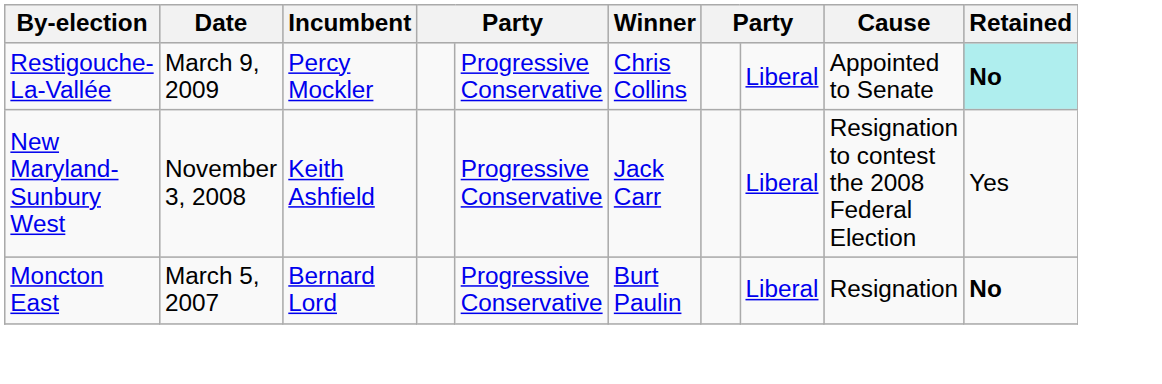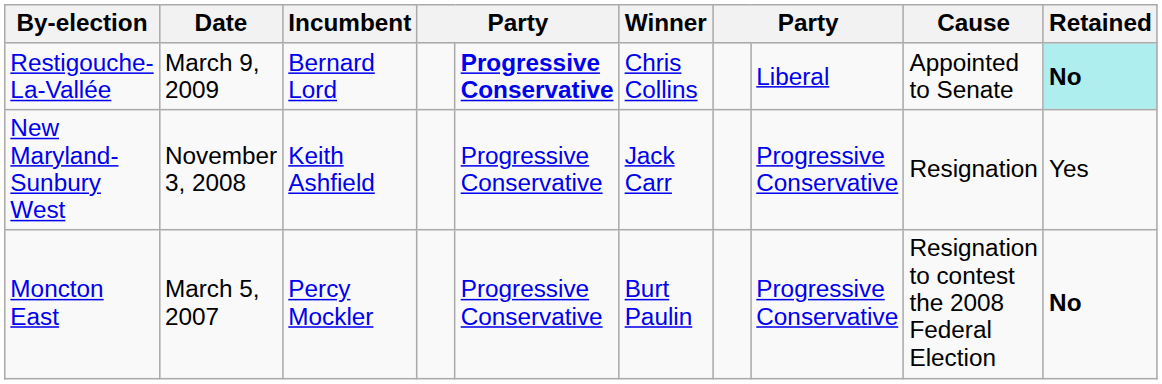(331, 76) Percy Mockler -> (332, 76) Bernard Lord
(532, 76) normal -> (537, 76) bold
(782, 183) Liberal -> (827, 169) Progressive Conservative
(894, 183) Resignation to contest the 2008 Federal Election -> (974, 169) Resignation
(332, 289) Bernard Lord -> (331, 303) Percy Mockler
(782, 289) Liberal -> (827, 303) Progressive Conservative
(894, 289) Resignation -> (974, 303) Resignation to contest the 2008 Federal Election
